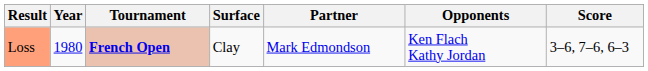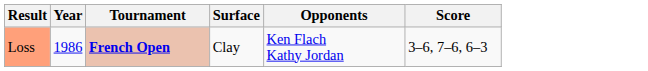- column: (334, 15)
(68, 46) 1980 -> (68, 46) 1986
